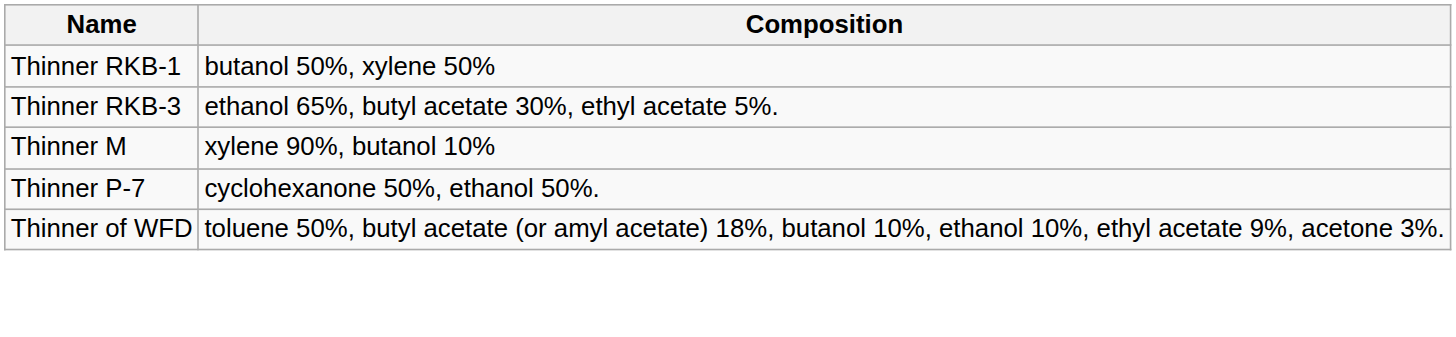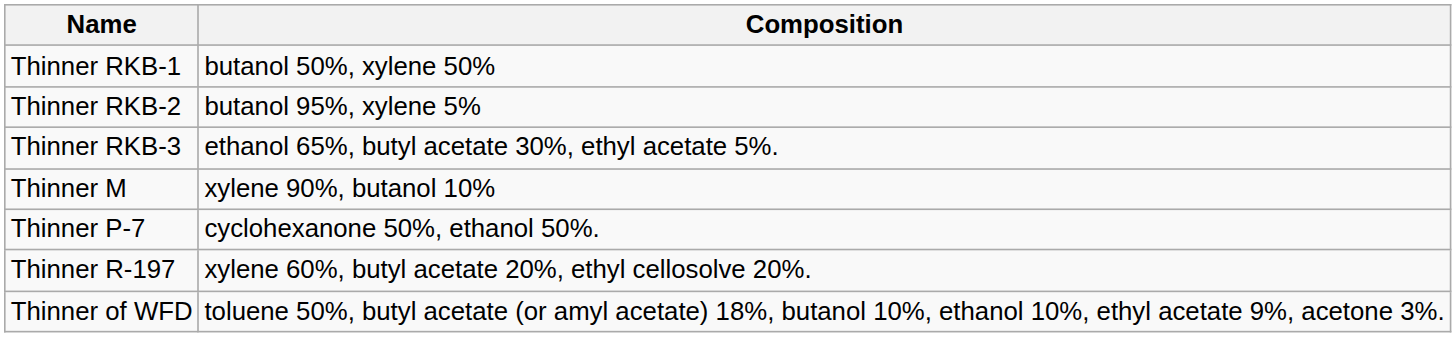+ row: (96, 106)
+ row: (93, 270)
